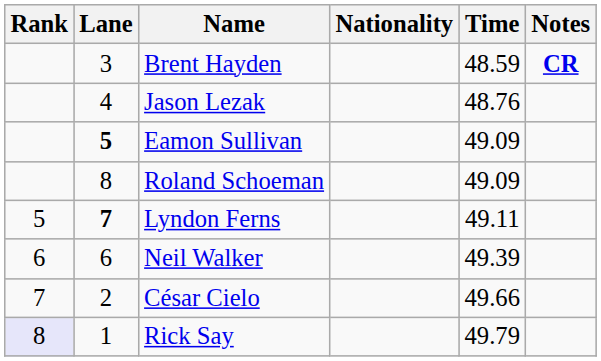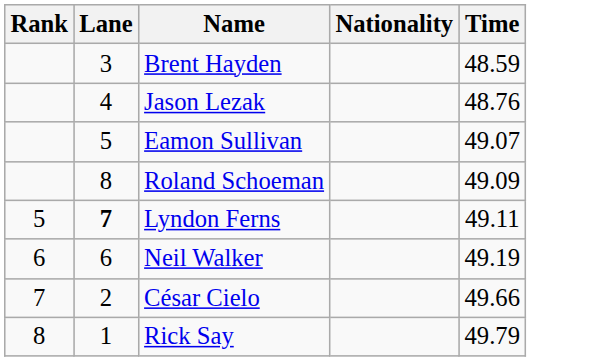- column: (561, 24)
(106, 141) bold -> (106, 141) normal
(492, 141) 49.09 -> (492, 141) 49.07
(492, 258) 49.39 -> (492, 258) 49.19
(39, 336) lavender background -> (39, 336) no background
